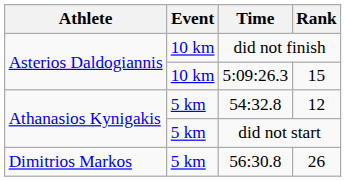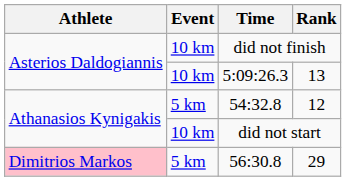(316, 76) 15 -> (316, 76) 13
(188, 133) 5 km -> (193, 133) 10 km
(70, 161) no background -> (70, 161) pink background
(316, 161) 26 -> (316, 161) 29
